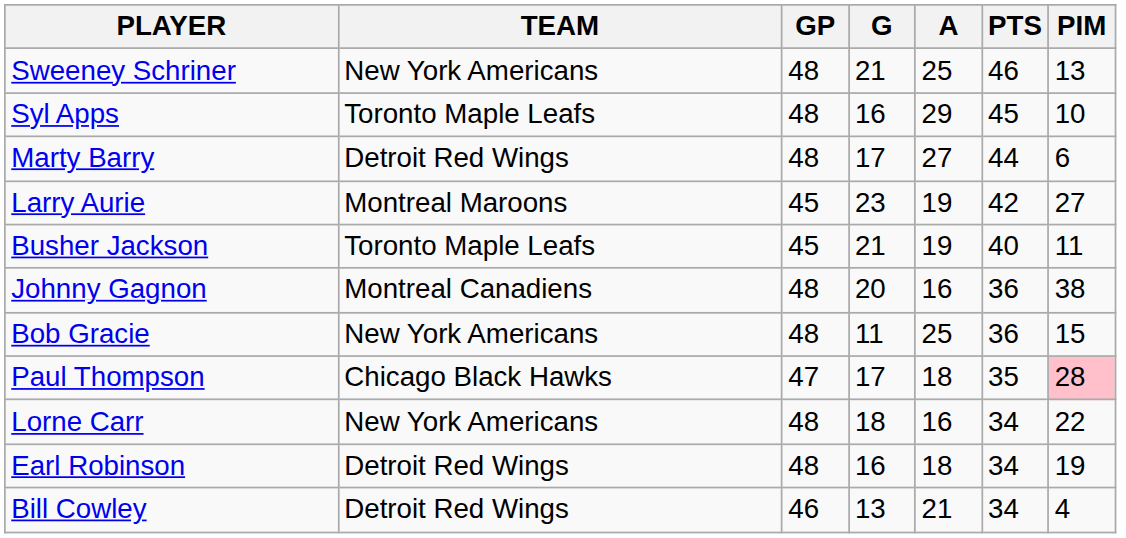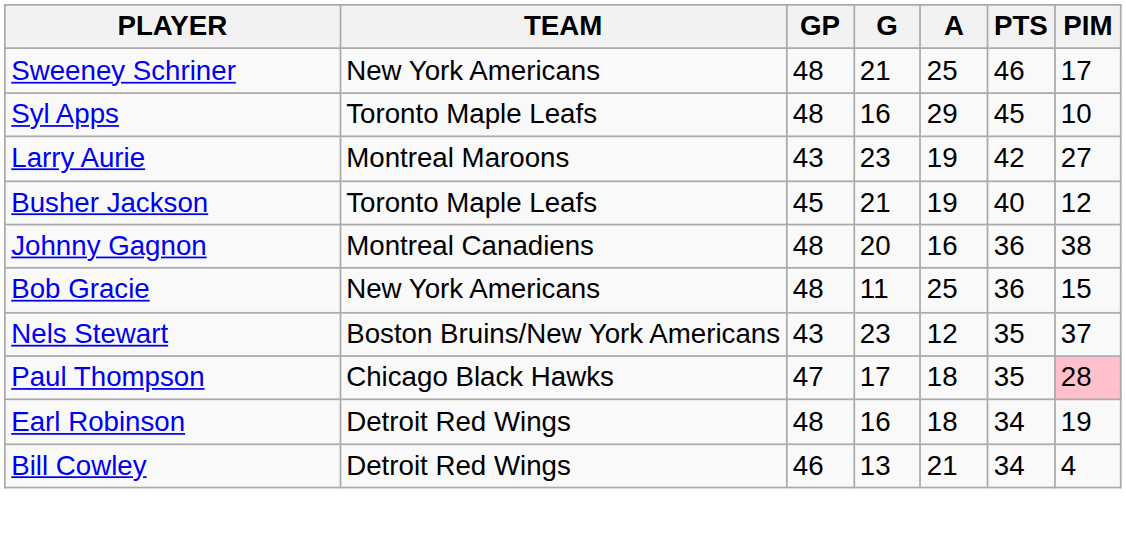(1070, 70) 13 -> (1076, 70) 17
- row: (83, 158)
(804, 202) 45 -> (808, 158) 43
(1069, 245) 11 -> (1076, 202) 12
+ row: (90, 333)
- row: (77, 421)
